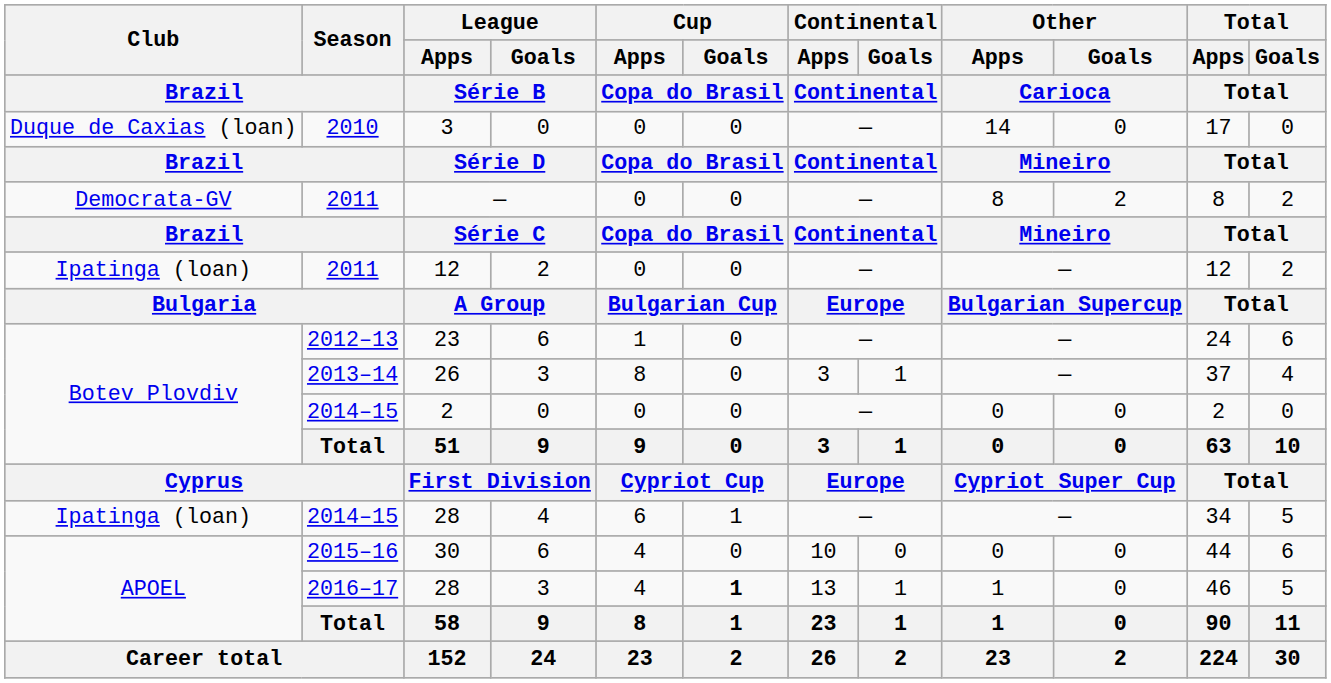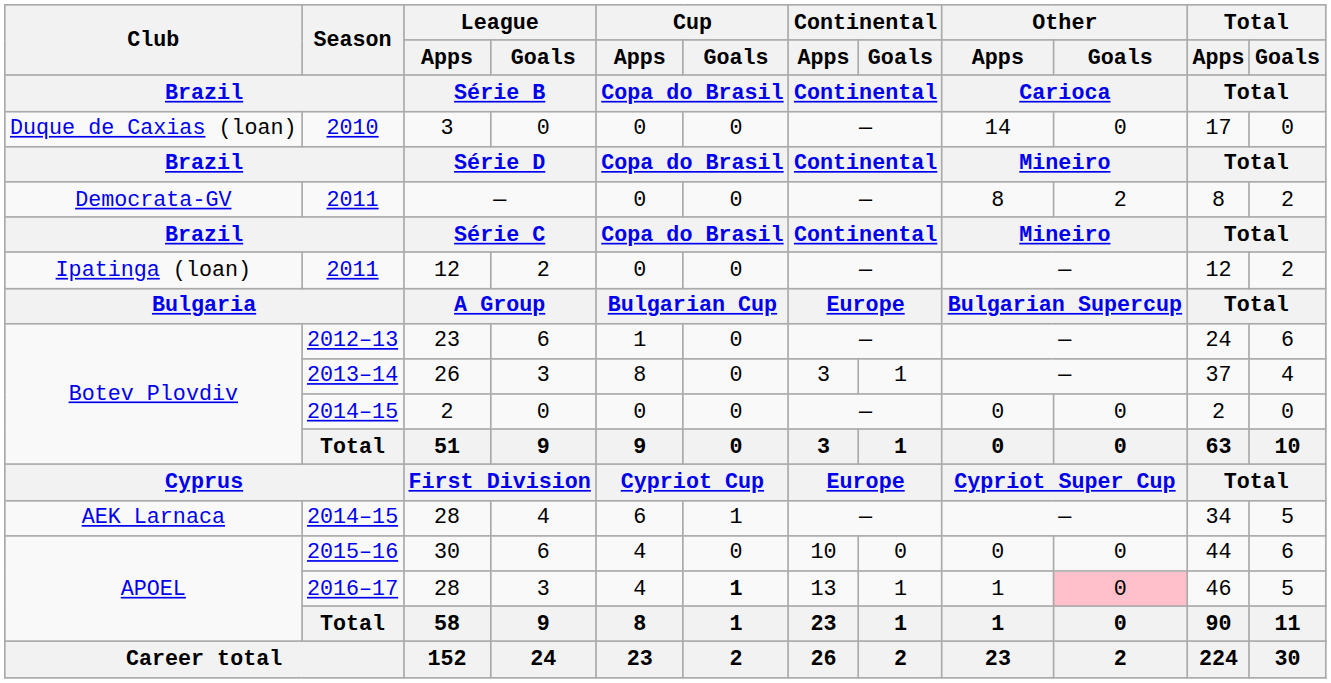(153, 518) Ipatinga (loan) -> (153, 518) AEK Larnaca
(1120, 589) no background -> (1120, 589) pink background
